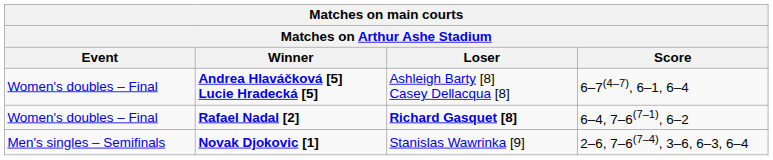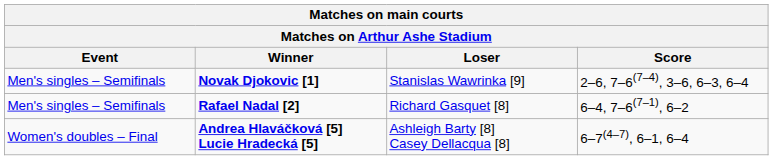rows swapped: (259, 142) <-> (270, 86)
(83, 117) Women's doubles – Final -> (86, 105) Men's singles – Semifinals
(453, 117) bold -> (449, 105) normal
